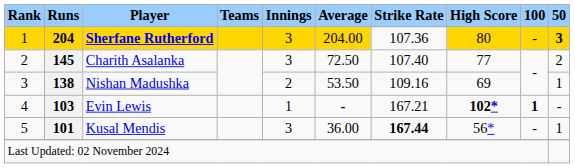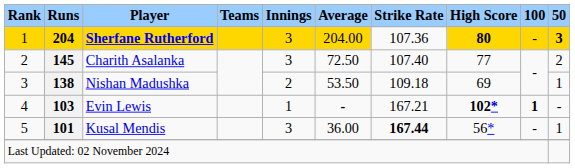(484, 38) normal -> (484, 38) bold
(409, 83) 109.16 -> (409, 83) 109.18
